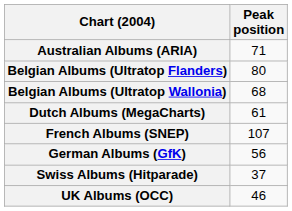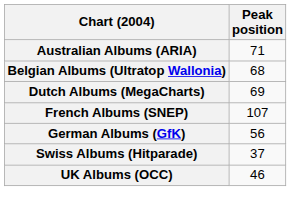- row: (117, 71)
(259, 112) 61 -> (257, 92) 69
